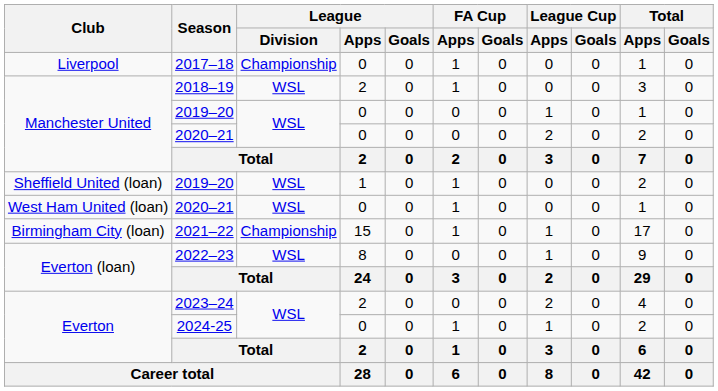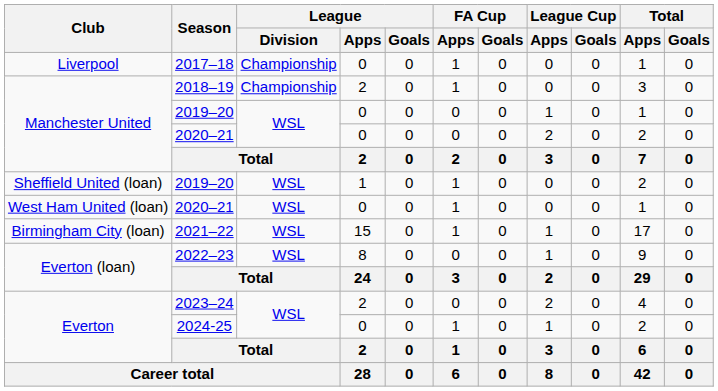(289, 87) WSL -> (289, 87) Championship
(289, 231) Championship -> (289, 231) WSL
